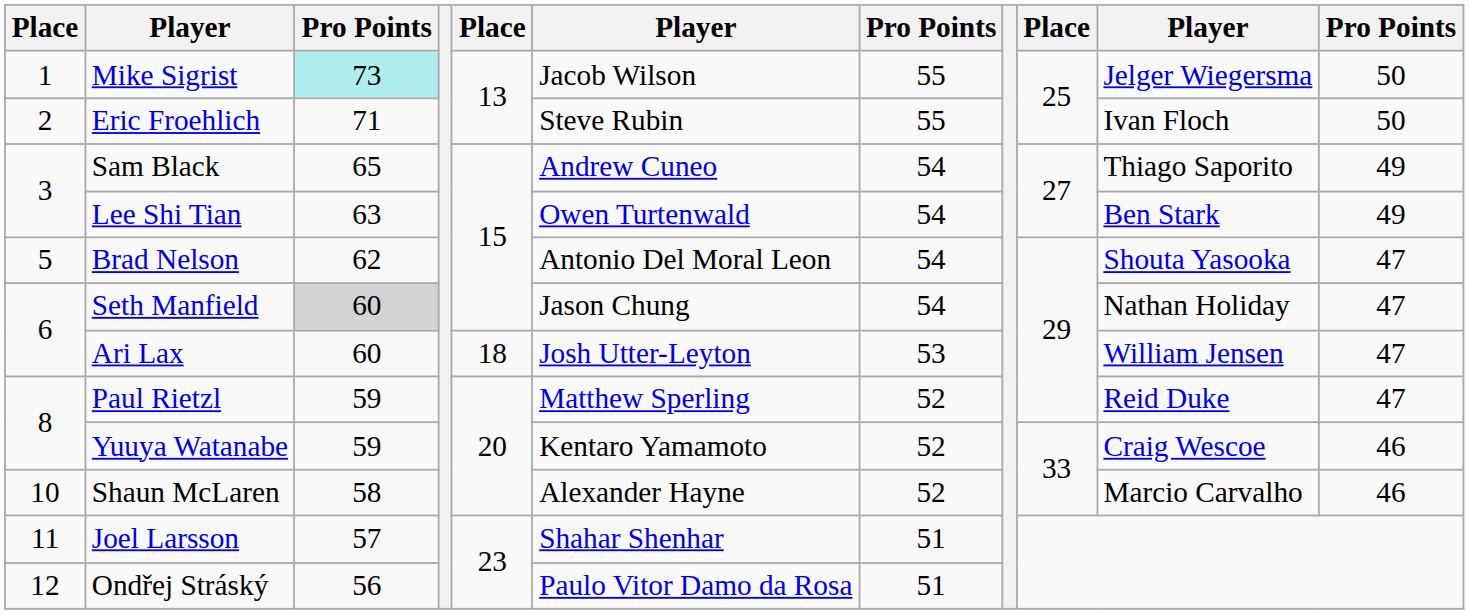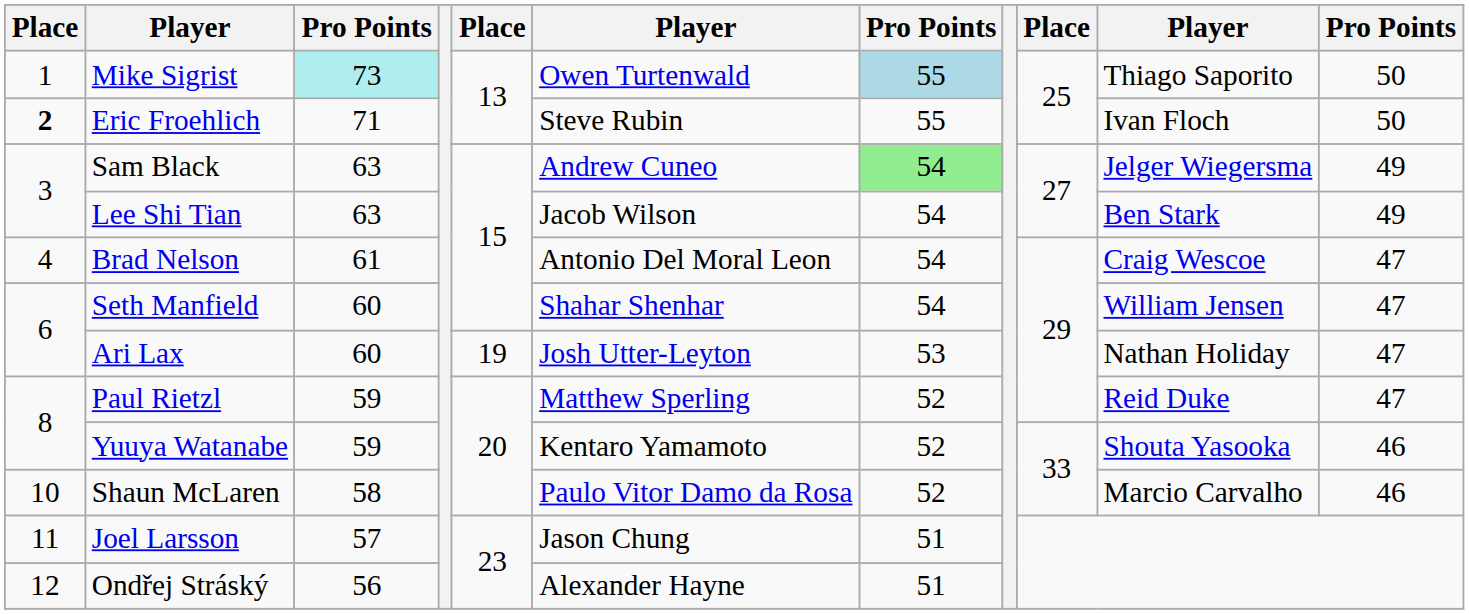(618, 74) Jacob Wilson -> (644, 74) Owen Turtenwald
(931, 74) no background -> (931, 74) lightblue background
(1208, 74) Jelger Wiegersma -> (1198, 74) Thiago Saporito
(45, 120) normal -> (45, 120) bold
(367, 167) 65 -> (367, 167) 63
(931, 167) no background -> (931, 167) lightgreen background
(1198, 167) Thiago Saporito -> (1208, 167) Jelger Wiegersma
(644, 213) Owen Turtenwald -> (618, 213) Jacob Wilson
(45, 259) 5 -> (45, 259) 4
(367, 259) 62 -> (367, 259) 61
(1197, 259) Shouta Yasooka -> (1185, 259) Craig Wescoe
(367, 306) lightgrey background -> (367, 306) no background
(614, 306) Jason Chung -> (631, 306) Shahar Shenhar
(1197, 306) Nathan Holiday -> (1194, 306) William Jensen
(492, 352) 18 -> (492, 352) 19
(1194, 352) William Jensen -> (1197, 352) Nathan Holiday
(1185, 445) Craig Wescoe -> (1197, 445) Shouta Yasooka
(642, 492) Alexander Hayne -> (696, 492) Paulo Vitor Damo da Rosa
(631, 538) Shahar Shenhar -> (614, 538) Jason Chung
(696, 584) Paulo Vitor Damo da Rosa -> (642, 584) Alexander Hayne
